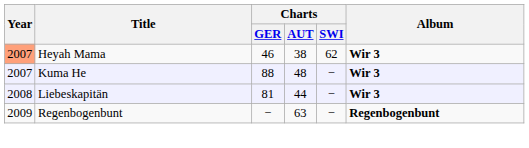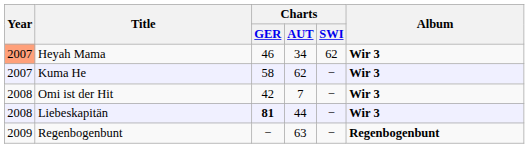(300, 53) 38 -> (300, 53) 34
(268, 73) 88 -> (268, 73) 58
(300, 73) 48 -> (300, 73) 62
+ row: (76, 93)
(268, 93) normal -> (268, 113) bold
